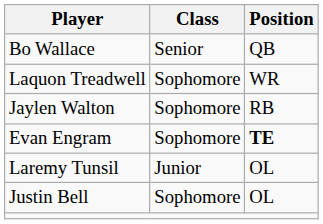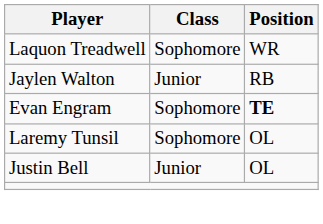- row: (52, 49)
(197, 108) Sophomore -> (178, 78) Junior
(178, 167) Junior -> (197, 138) Sophomore
(197, 197) Sophomore -> (178, 167) Junior
